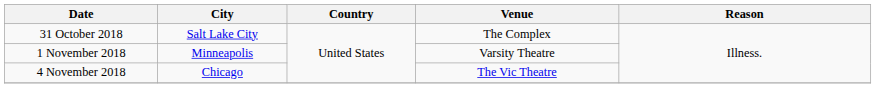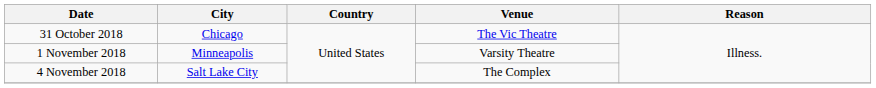(222, 33) Salt Lake City -> (222, 33) Chicago
(517, 33) The Complex -> (517, 33) The Vic Theatre
(222, 72) Chicago -> (222, 72) Salt Lake City
(517, 72) The Vic Theatre -> (517, 72) The Complex
